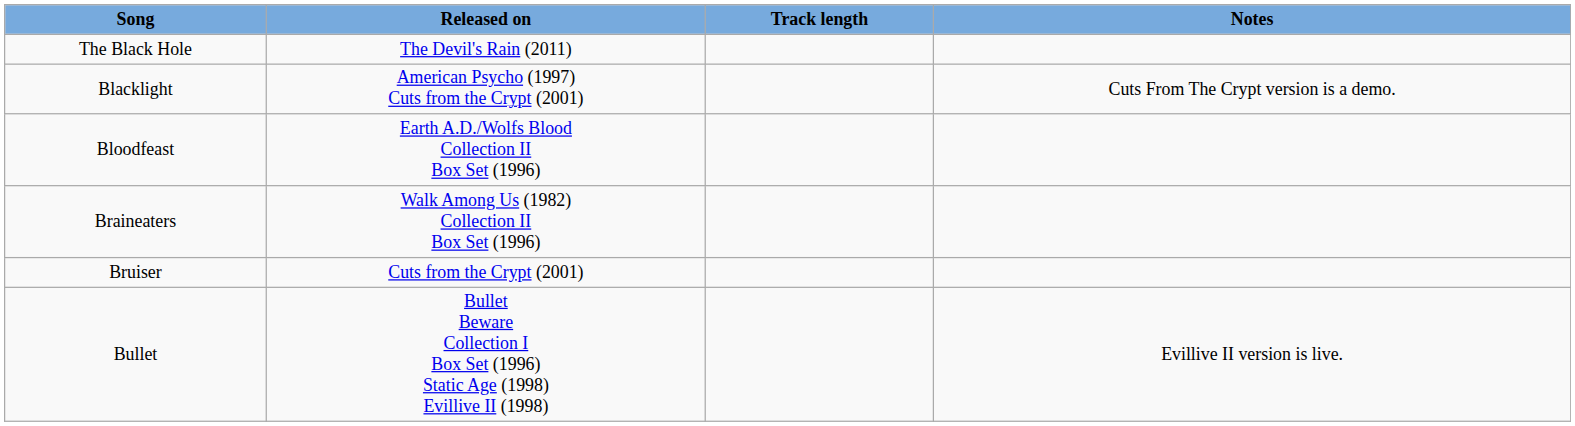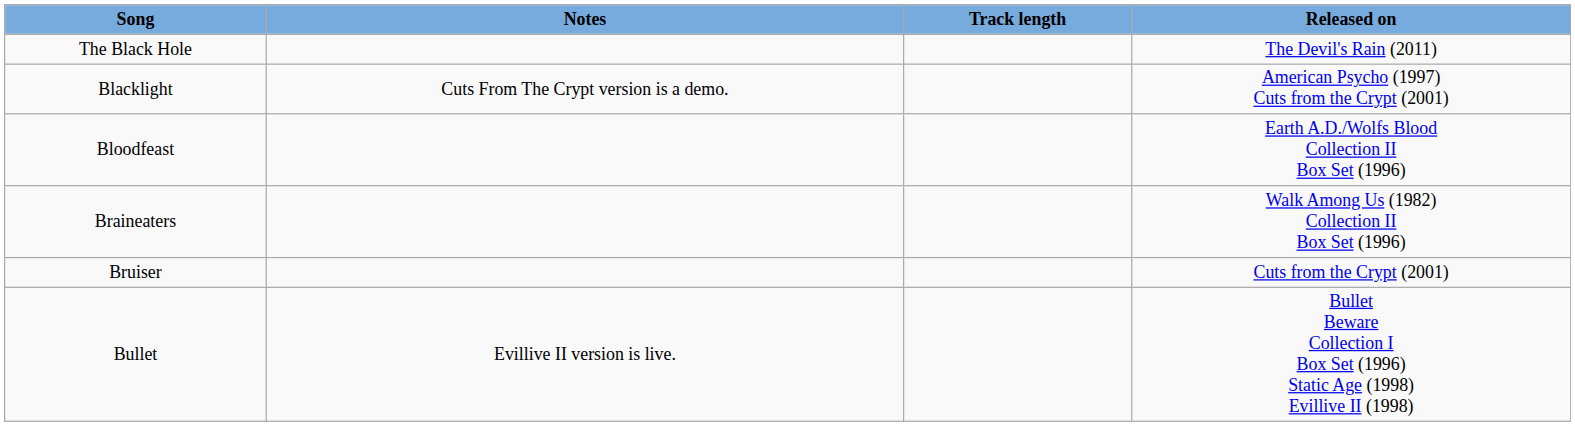columns swapped: (486, 19) <-> (1252, 19)
